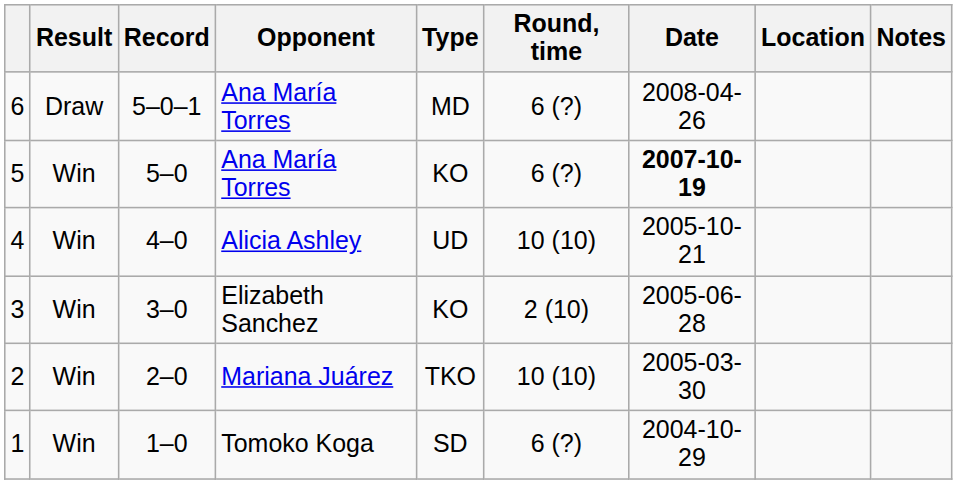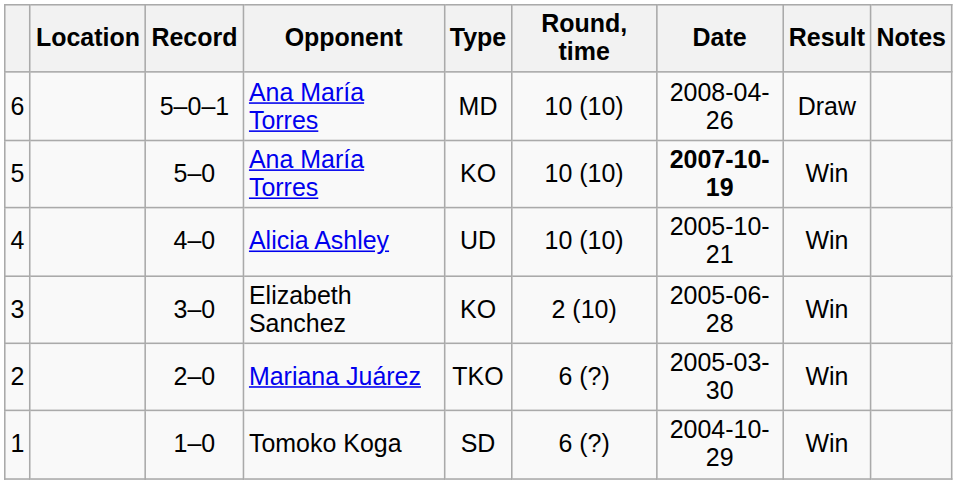columns swapped: (74, 38) <-> (813, 38)
(556, 105) 6 (?) -> (584, 105) 10 (10)
(556, 173) 6 (?) -> (584, 173) 10 (10)
(556, 376) 10 (10) -> (584, 376) 6 (?)
